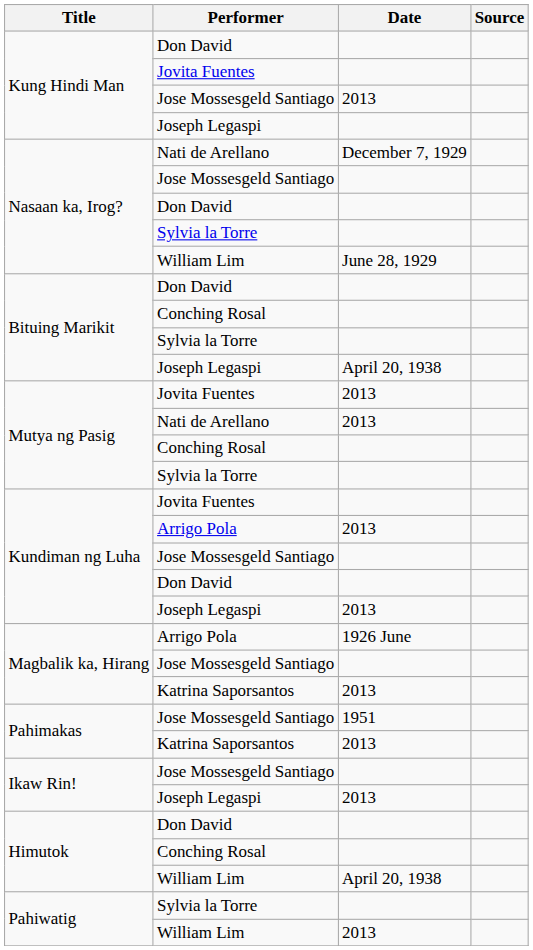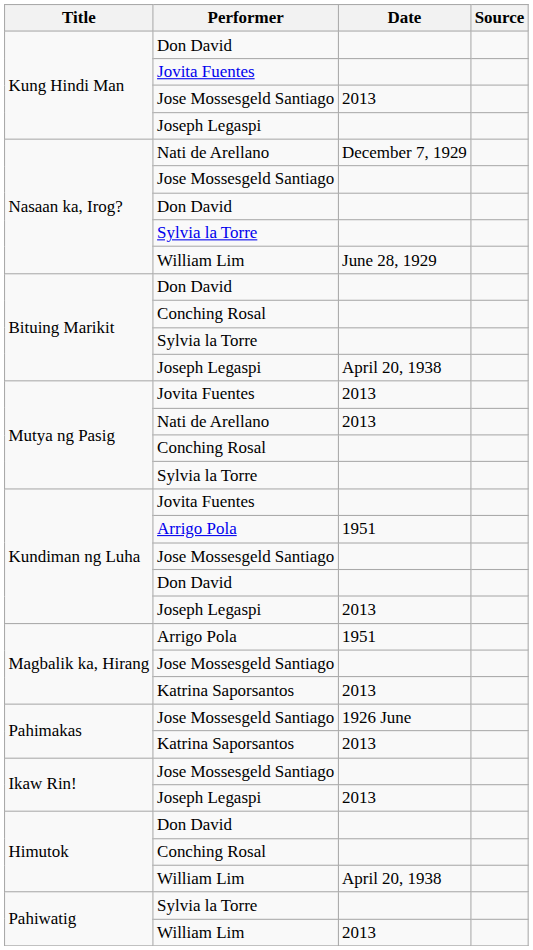(359, 529) 2013 -> (359, 529) 1951
(377, 636) 1926 June -> (359, 636) 1951
(359, 717) 1951 -> (377, 717) 1926 June
